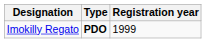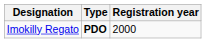(124, 29) 1999 -> (124, 29) 2000
